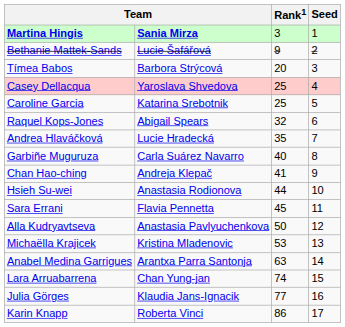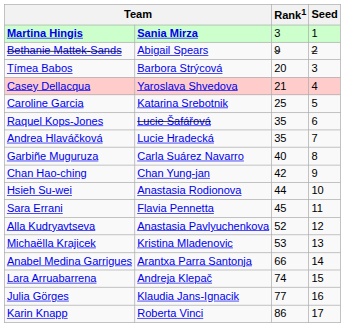(174, 51) Lucie Šafářová -> (173, 51) Abigail Spears
(280, 86) 25 -> (280, 86) 21
(173, 121) Abigail Spears -> (174, 121) Lucie Šafářová
(280, 121) 32 -> (280, 121) 35
(175, 173) Andreja Klepač -> (174, 173) Chan Yung-jan
(280, 173) 41 -> (280, 173) 42
(280, 226) 50 -> (280, 226) 52
(280, 261) 63 -> (280, 261) 66
(174, 278) Chan Yung-jan -> (175, 278) Andreja Klepač
